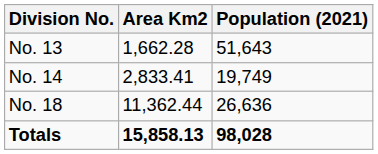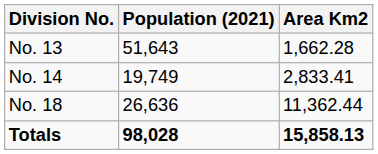columns swapped: (292, 18) <-> (165, 18)
